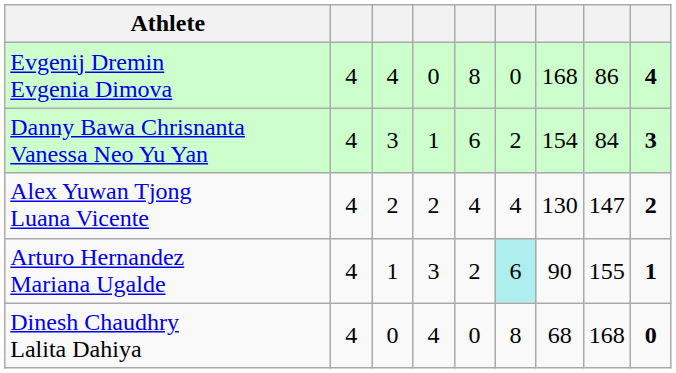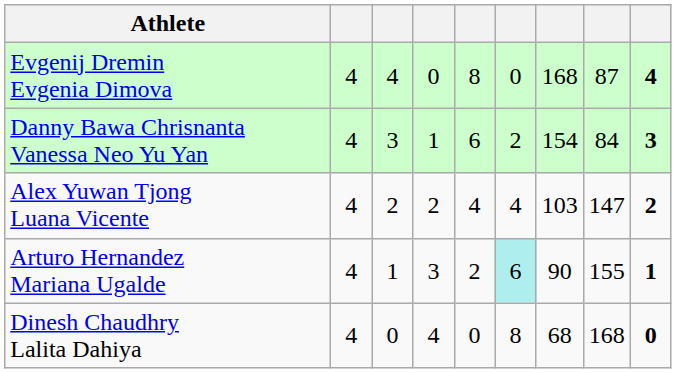(607, 75) 86 -> (607, 75) 87
(560, 205) 130 -> (560, 205) 103
